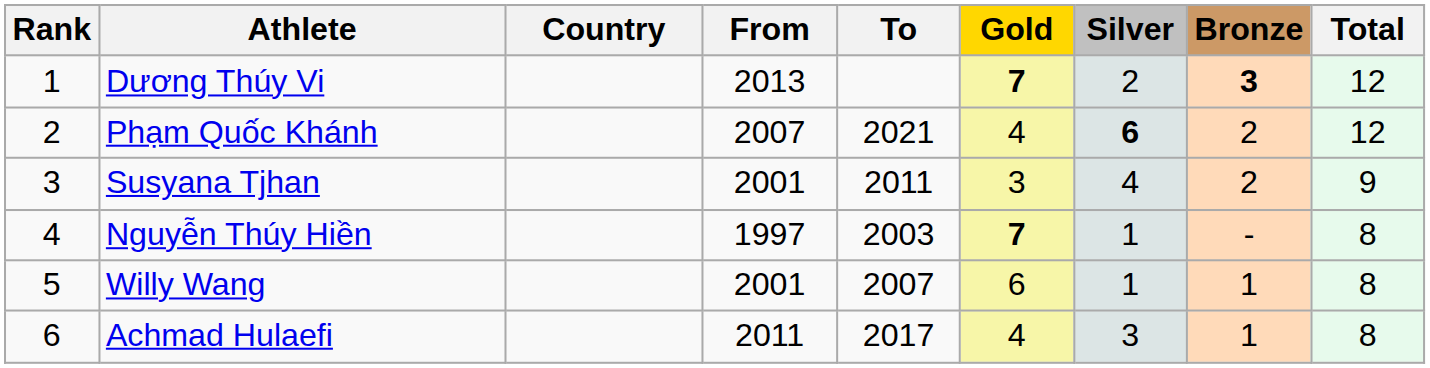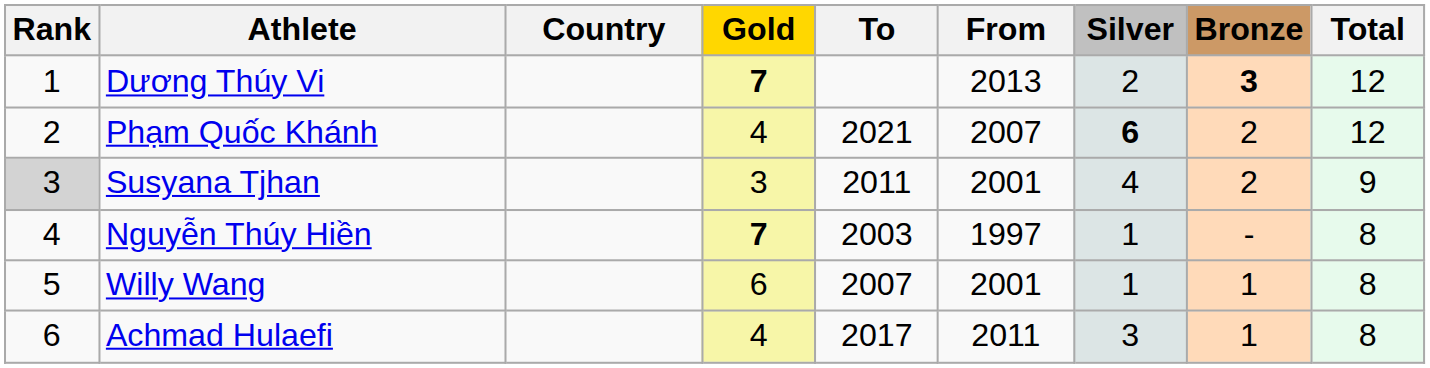columns swapped: (770, 30) <-> (1017, 30)
(52, 183) no background -> (52, 183) lightgrey background
